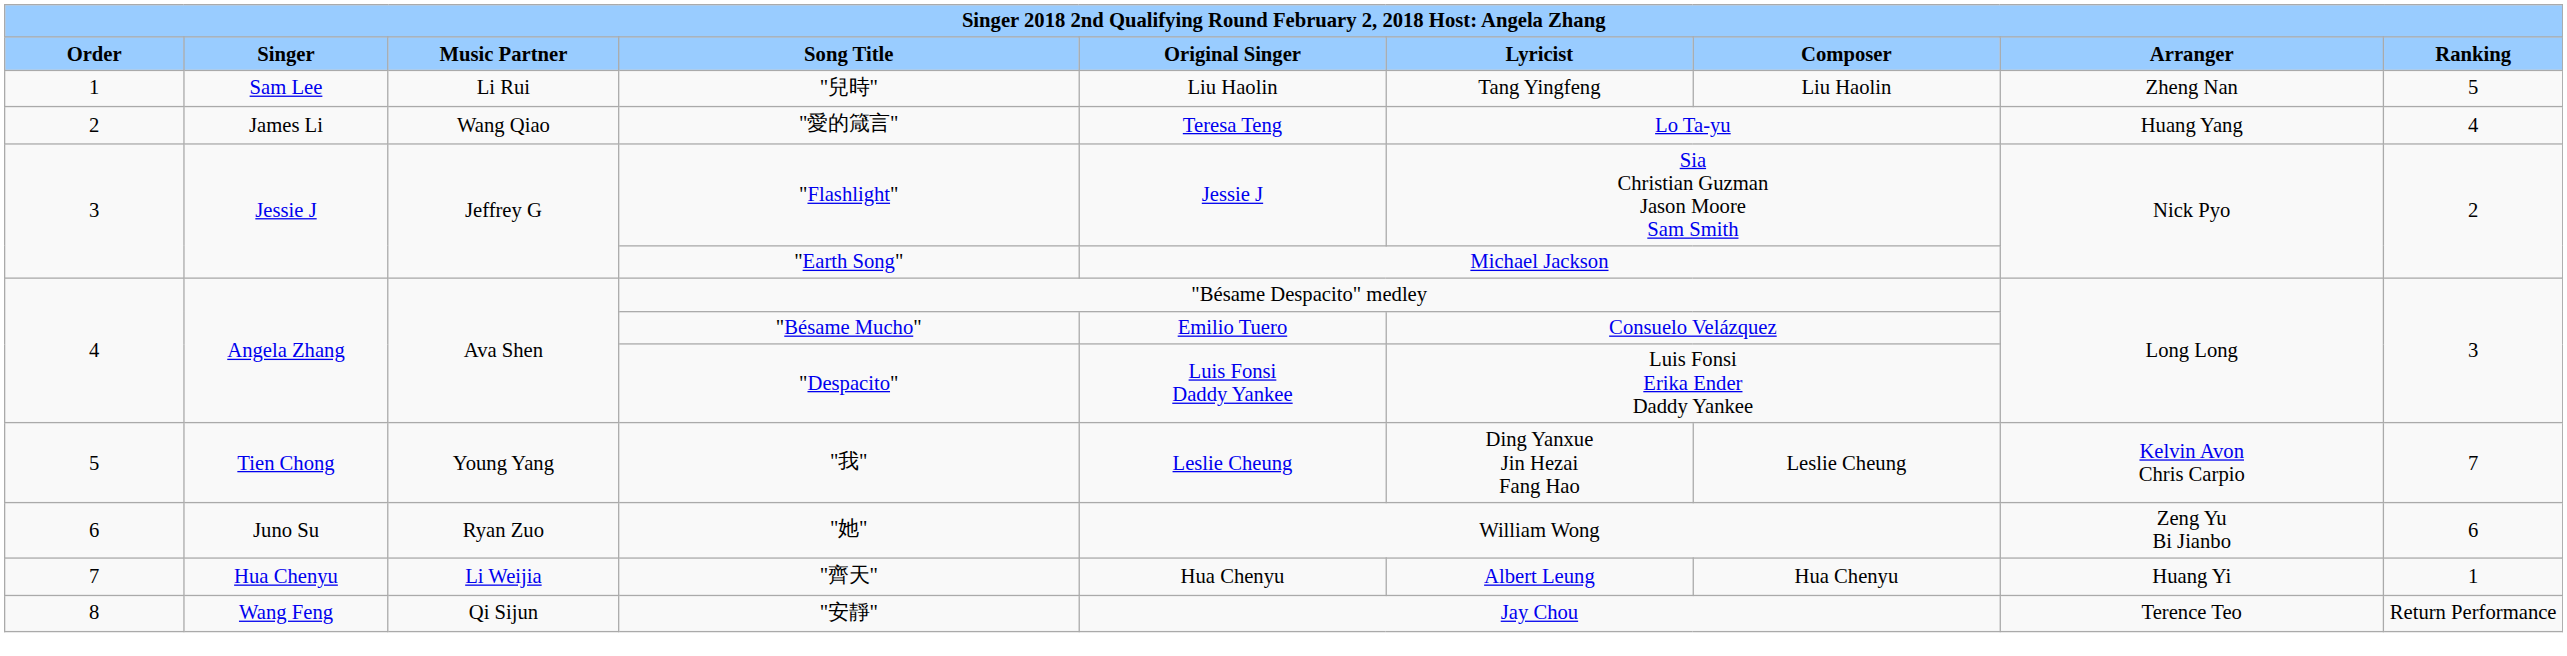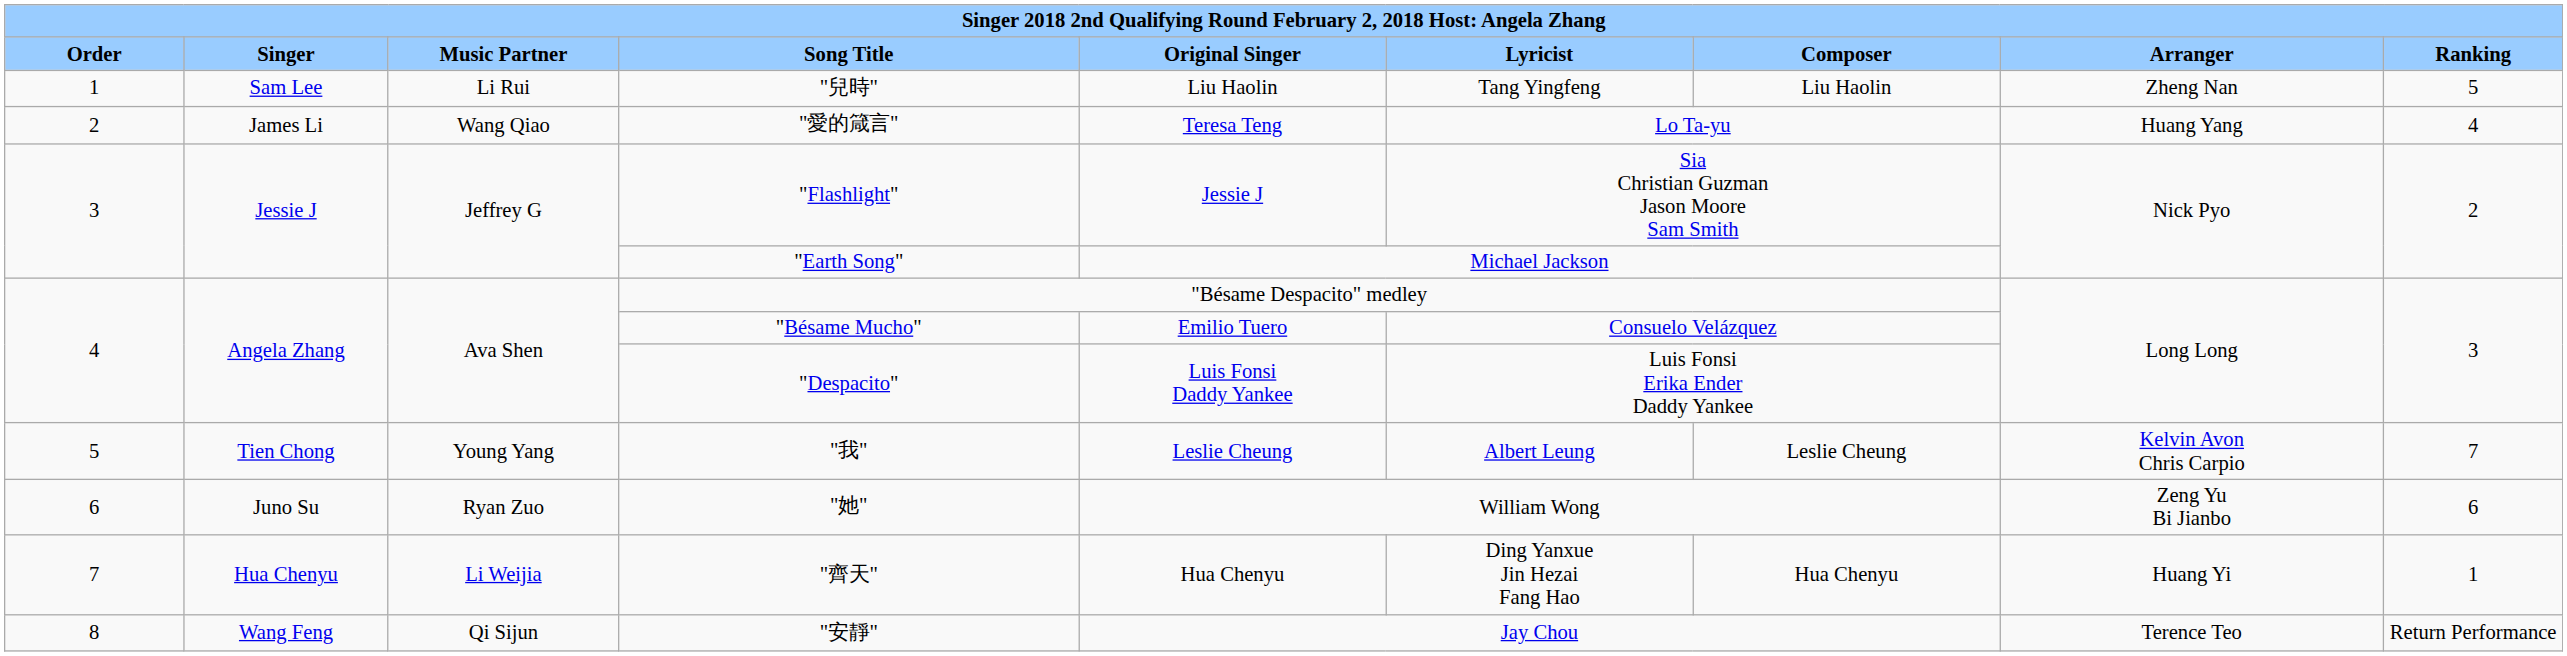(1539, 462) Ding Yanxue Jin Hezai Fang Hao -> (1539, 450) Albert Leung
(1539, 576) Albert Leung -> (1539, 574) Ding Yanxue Jin Hezai Fang Hao
